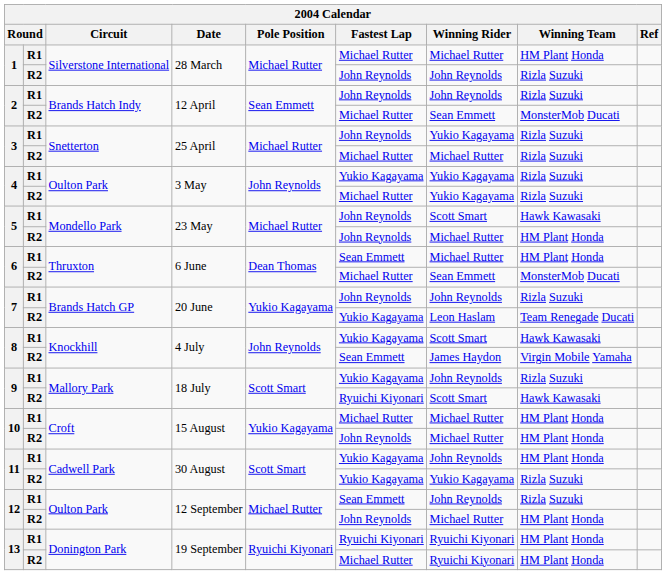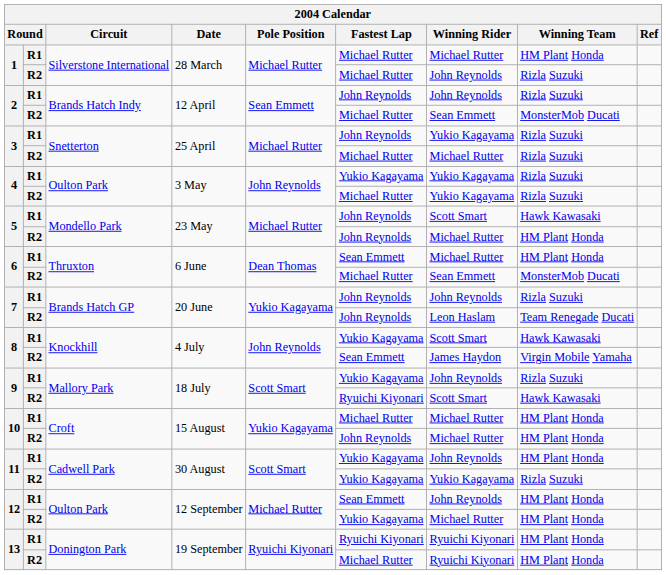(375, 74) John Reynolds -> (376, 74) Michael Rutter
(381, 317) Yukio Kagayama -> (375, 317) John Reynolds
(552, 498) Rizla Suzuki -> (562, 498) HM Plant Honda
(375, 519) John Reynolds -> (381, 519) Yukio Kagayama
